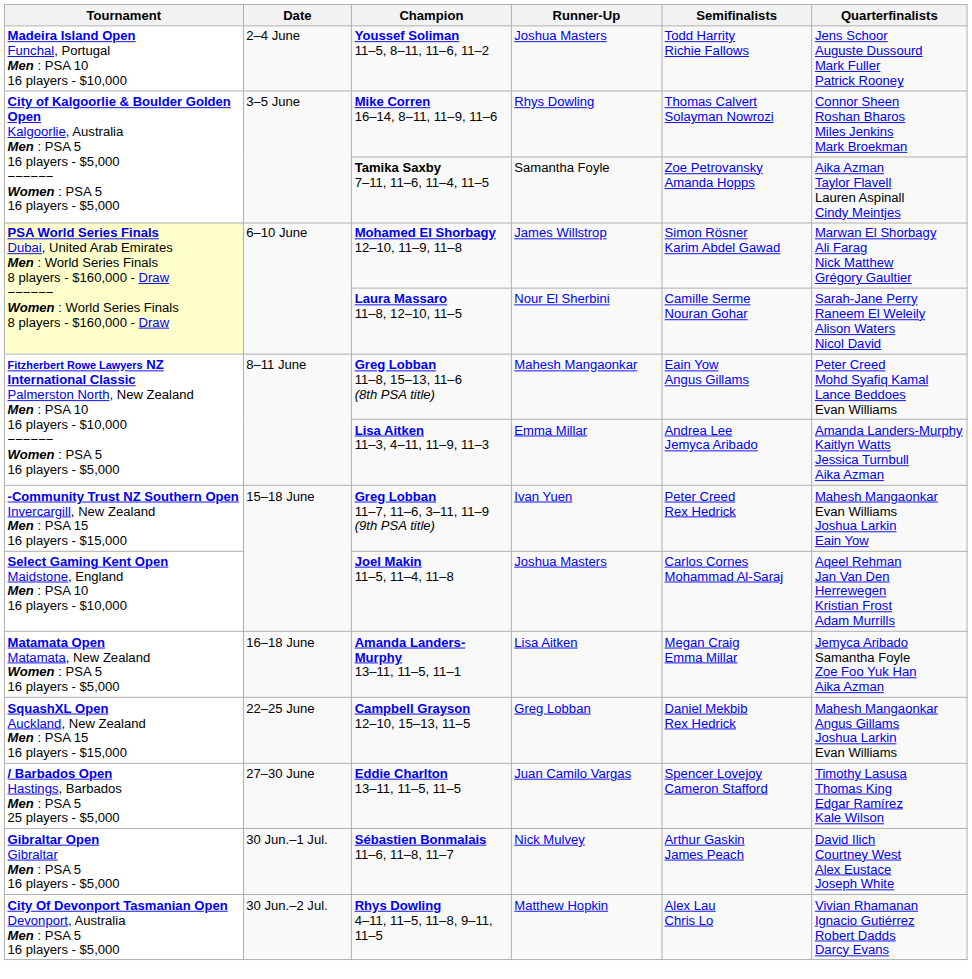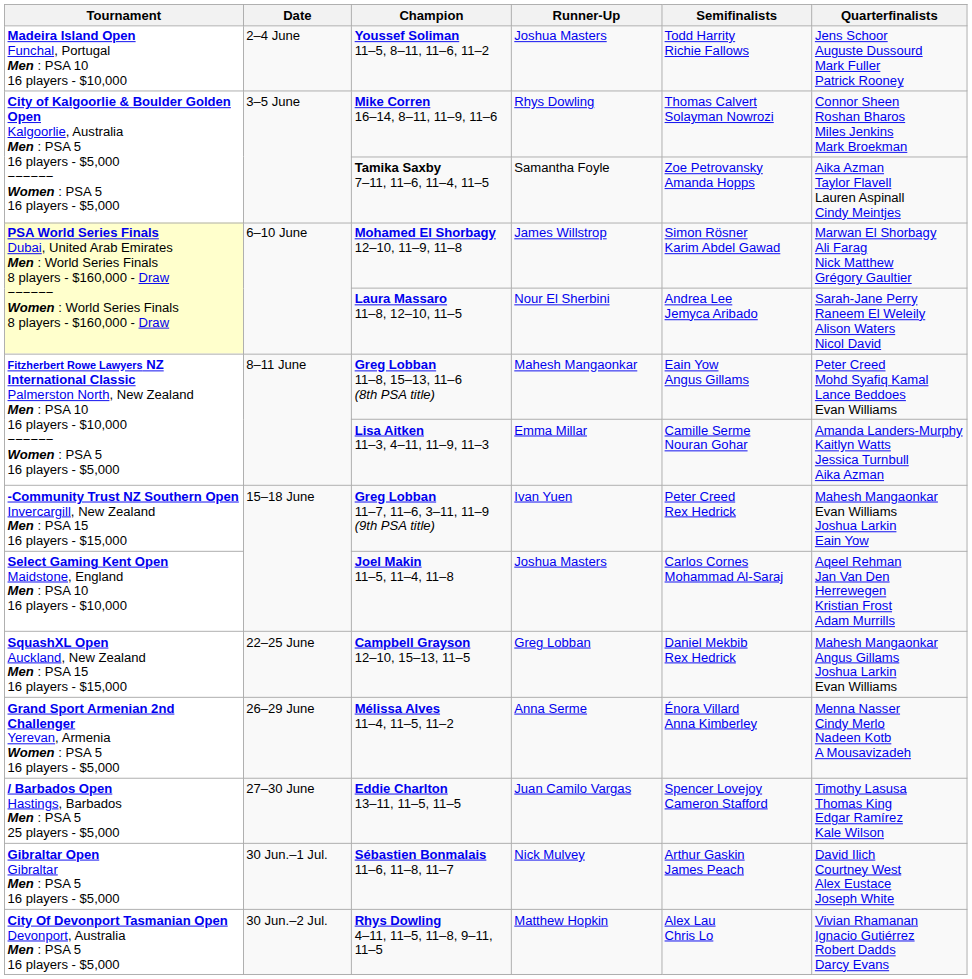(708, 306) Camille Serme Nouran Gohar -> (711, 306) Andrea Lee Jemyca Aribado
(711, 438) Andrea Lee Jemyca Aribado -> (708, 438) Camille Serme Nouran Gohar
- row: (410, 657)
+ row: (404, 715)
